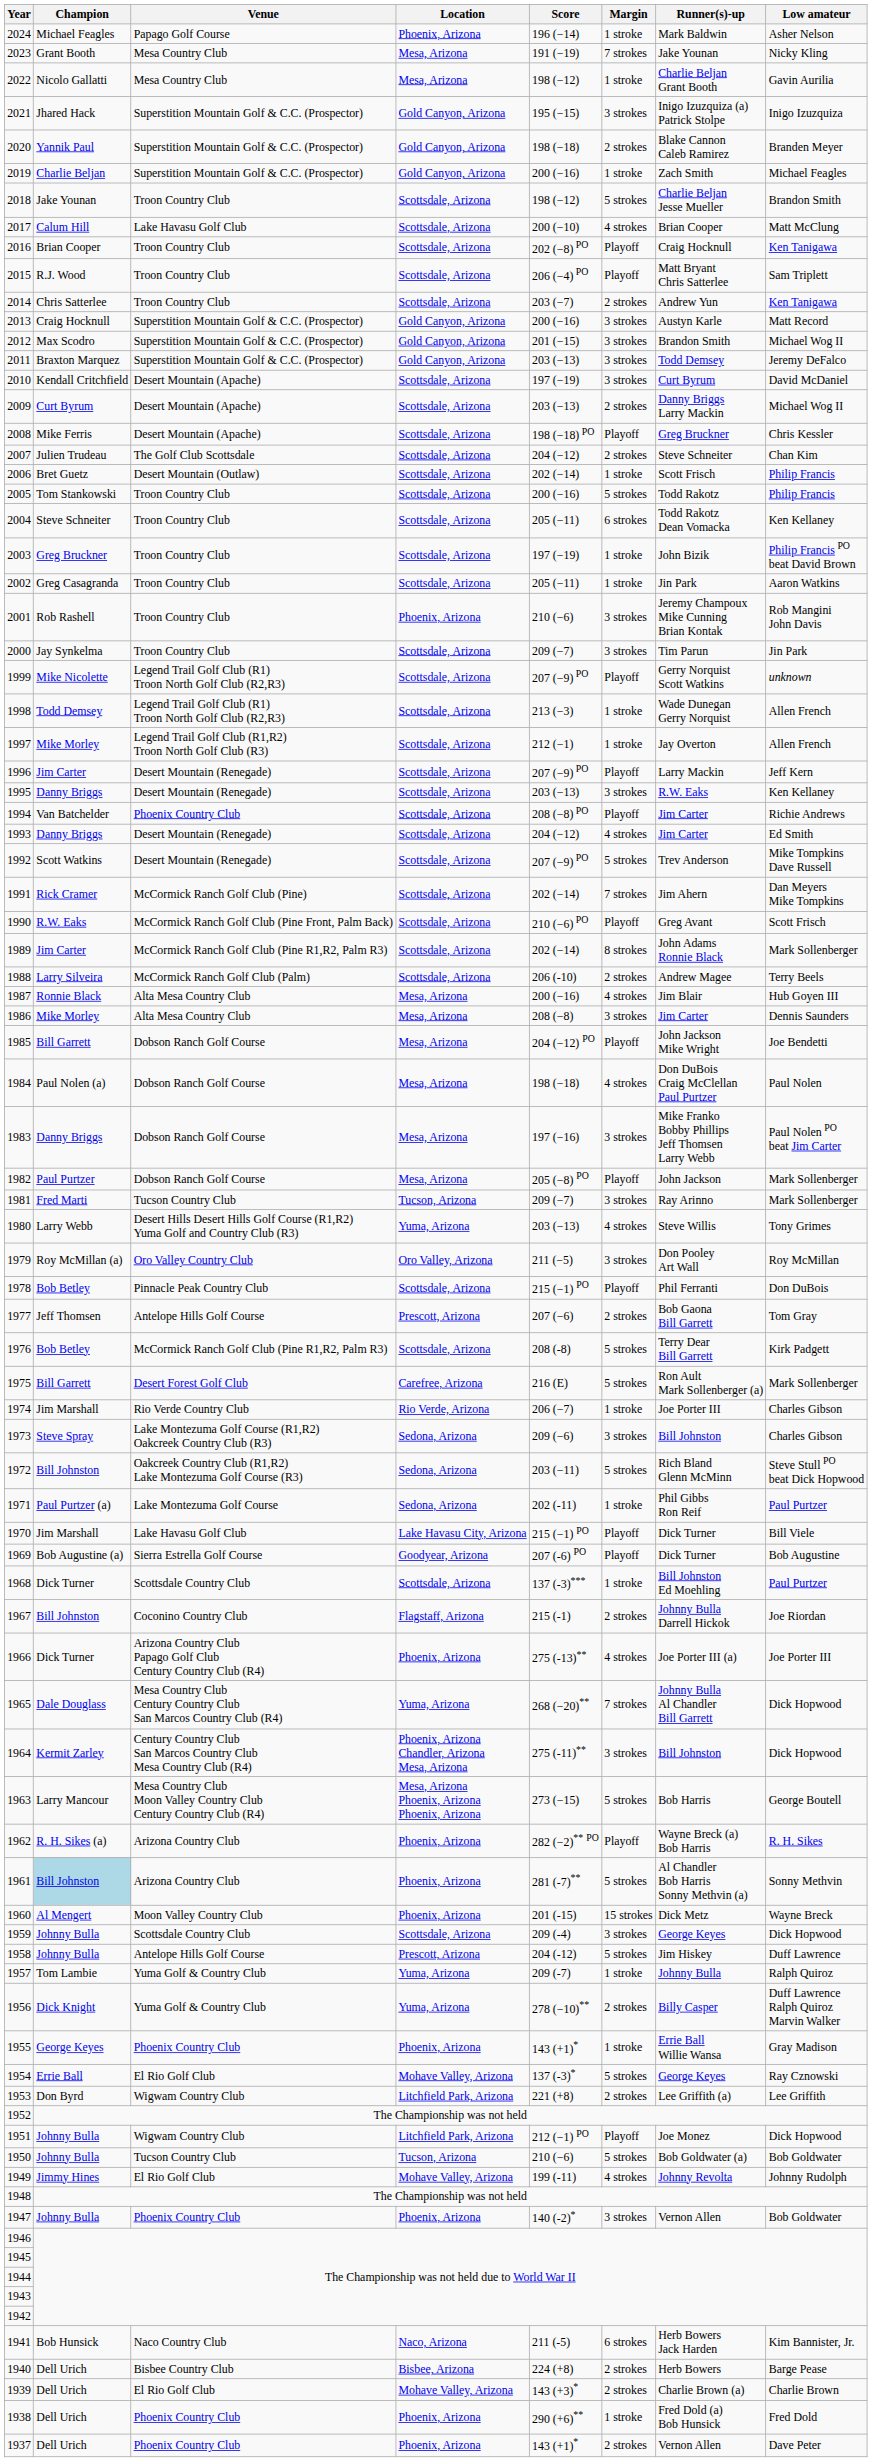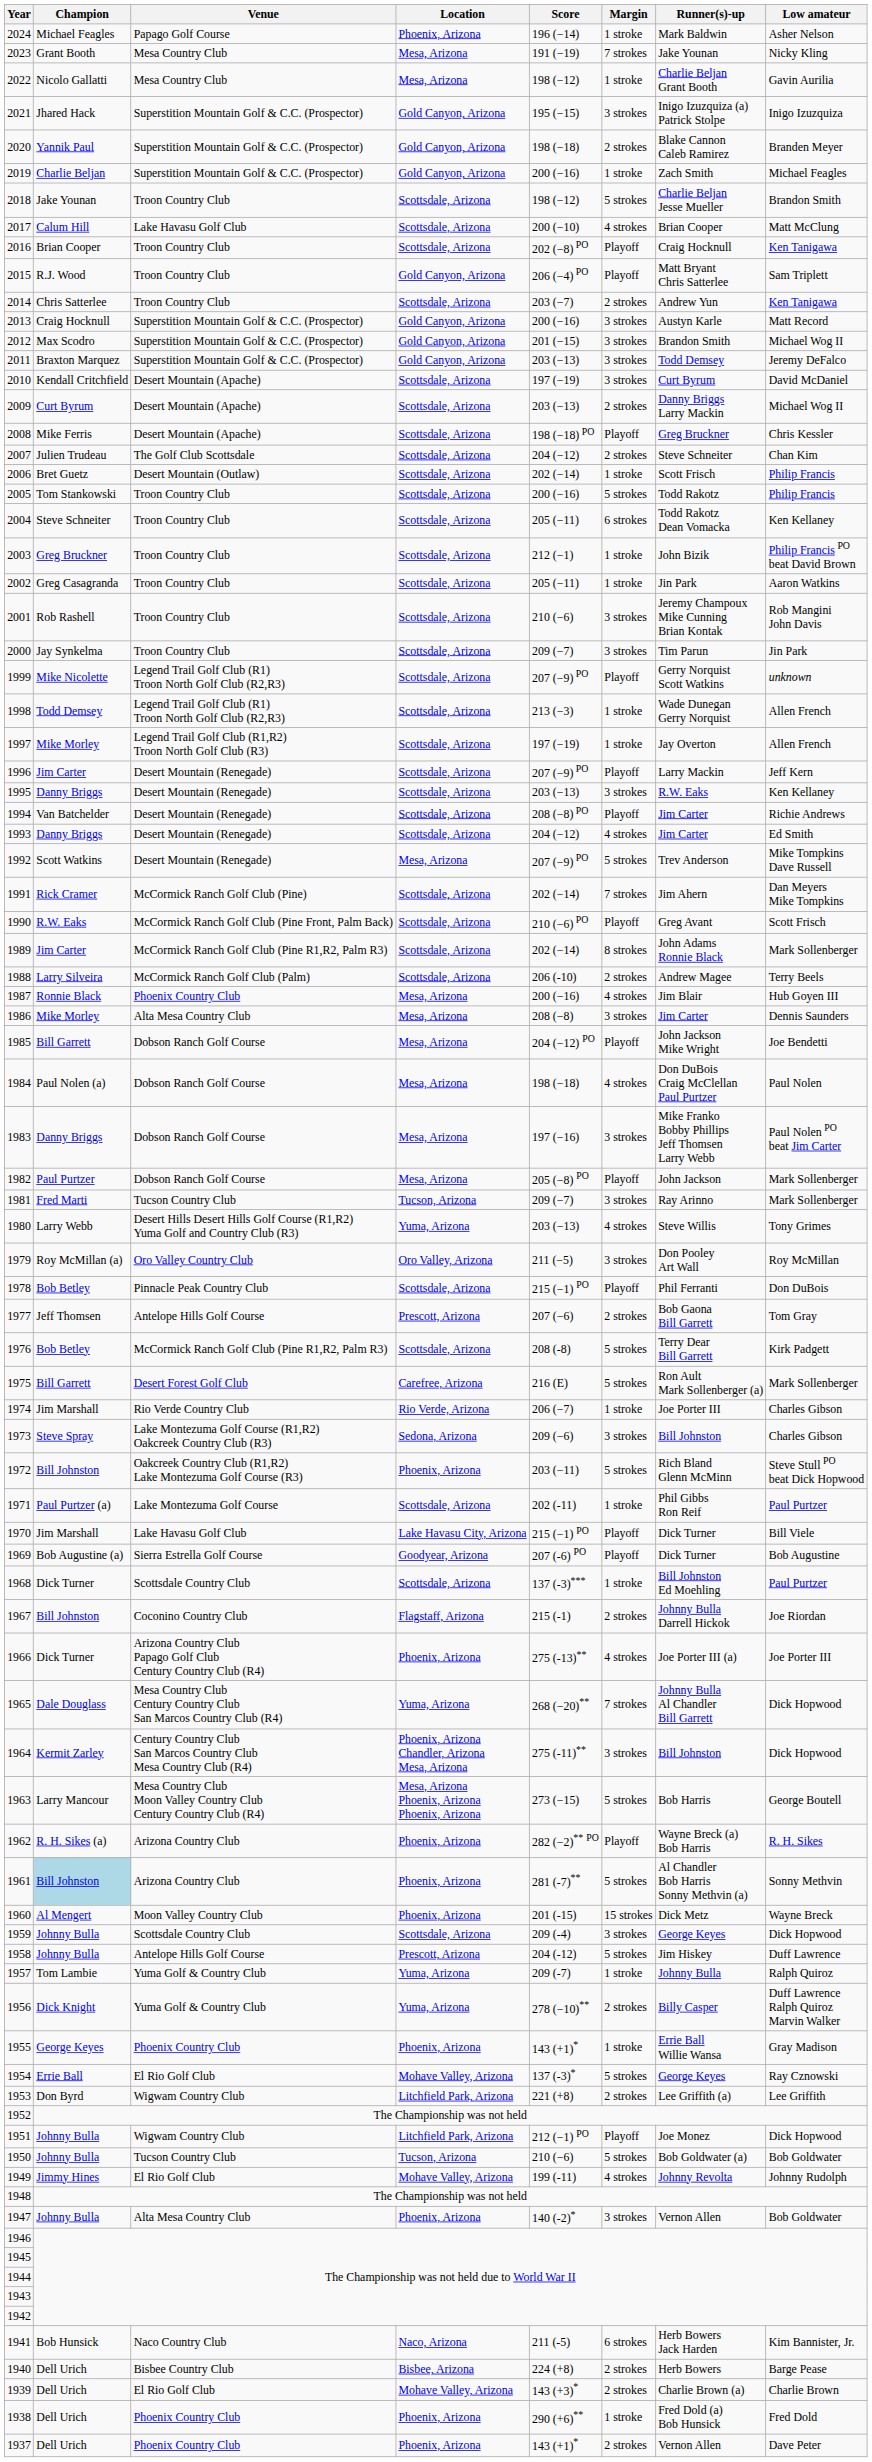(444, 275) Scottsdale, Arizona -> (452, 275) Gold Canyon, Arizona
(556, 555) 197 (−19) -> (553, 555) 212 (−1)
(440, 617) Phoenix, Arizona -> (444, 617) Scottsdale, Arizona
(553, 744) 212 (−1) -> (556, 744) 197 (−19)
(187, 813) Phoenix Country Club -> (202, 813) Desert Mountain (Renegade)
(444, 861) Scottsdale, Arizona -> (433, 861) Mesa, Arizona
(192, 996) Alta Mesa Country Club -> (187, 996) Phoenix Country Club
(438, 1470) Sedona, Arizona -> (440, 1470) Phoenix, Arizona
(438, 1505) Sedona, Arizona -> (444, 1505) Scottsdale, Arizona
(187, 2217) Phoenix Country Club -> (192, 2217) Alta Mesa Country Club
